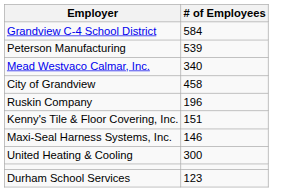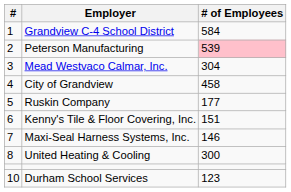+ column: (13, 13)
(193, 48) no background -> (211, 48) pink background
(193, 66) 340 -> (211, 66) 304
(193, 102) 196 -> (211, 102) 177
